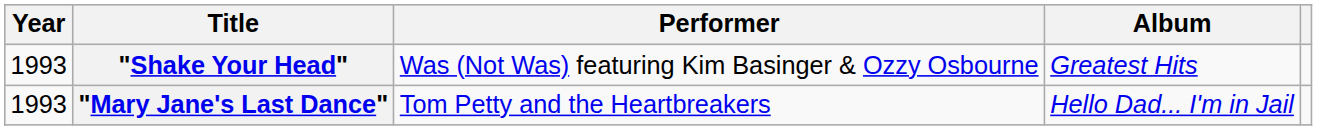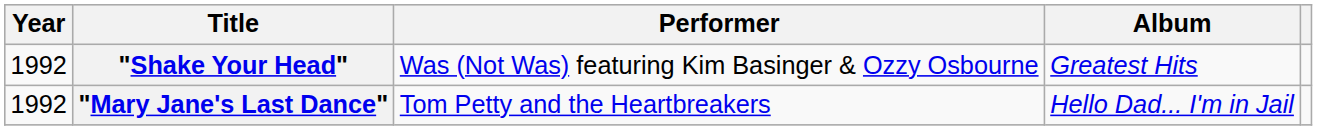(39, 64) 1993 -> (39, 64) 1992
(39, 104) 1993 -> (39, 104) 1992
